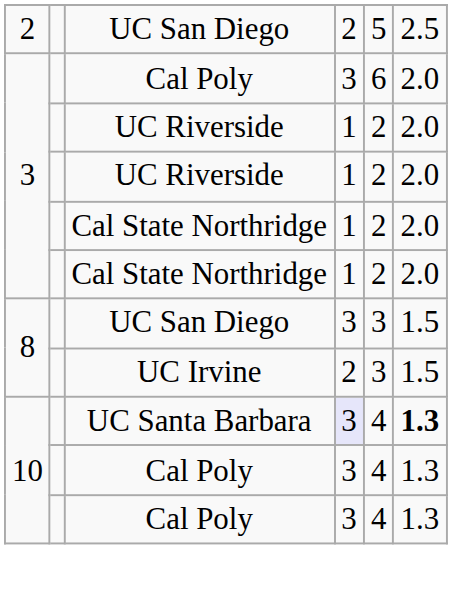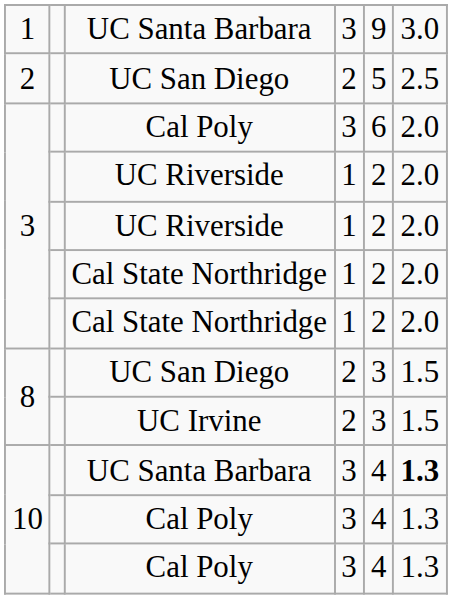+ row: (28, 28)
(349, 322) 3 -> (349, 371) 2
(349, 420) lavender background -> (349, 469) no background
